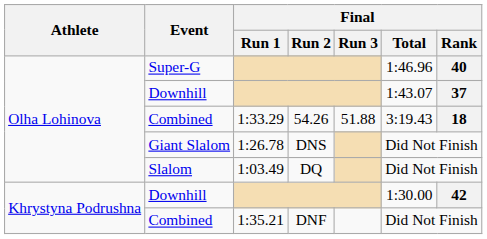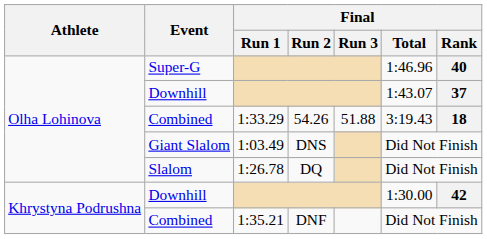(261, 144) 1:26.78 -> (261, 144) 1:03.49
(261, 170) 1:03.49 -> (261, 170) 1:26.78
